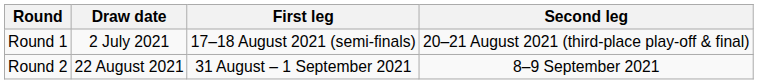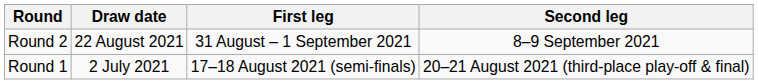rows swapped: (38, 41) <-> (38, 66)
